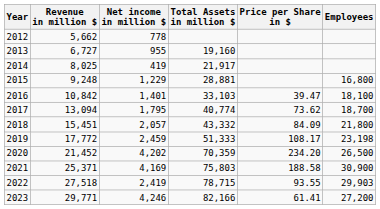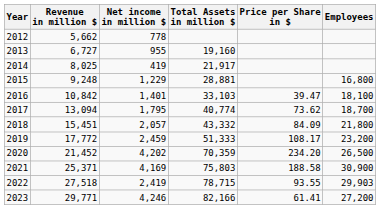(357, 139) 23,198 -> (357, 139) 23,200
